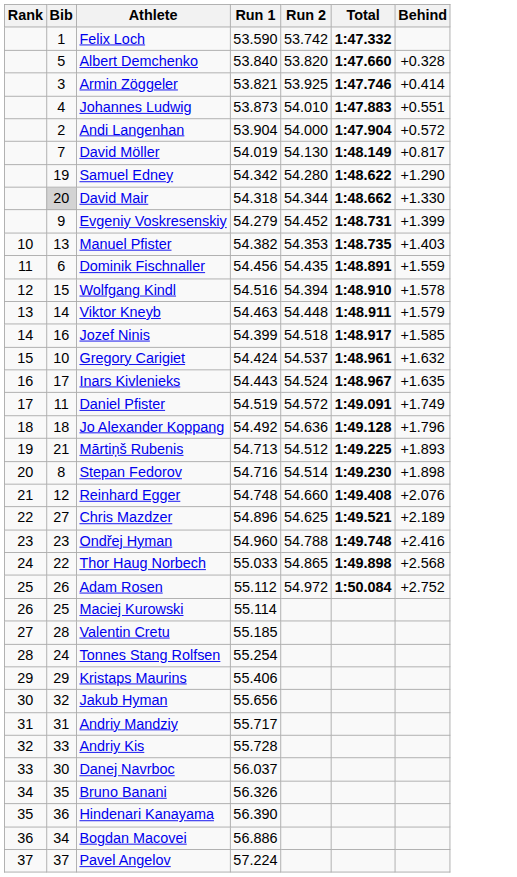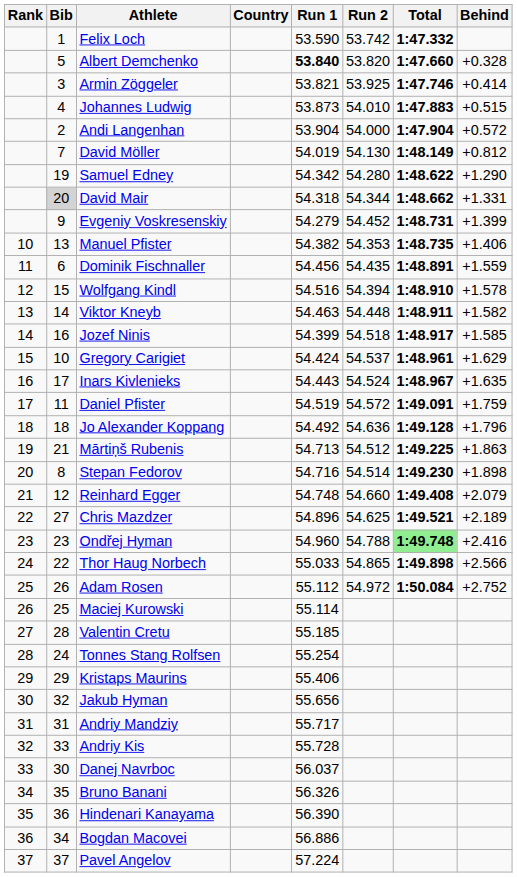+ column: (261, 15)
(255, 61) normal -> (317, 61) bold
(423, 107) +0.551 -> (484, 107) +0.515
(423, 152) +0.817 -> (484, 152) +0.812
(423, 198) +1.330 -> (484, 198) +1.331
(423, 244) +1.403 -> (484, 244) +1.406
(423, 312) +1.579 -> (484, 312) +1.582
(423, 358) +1.632 -> (484, 358) +1.629
(423, 404) +1.749 -> (484, 404) +1.759
(423, 449) +1.893 -> (484, 449) +1.863
(423, 495) +2.076 -> (484, 495) +2.079
(363, 541) no background -> (425, 541) lightgreen background
(423, 564) +2.568 -> (484, 564) +2.566
